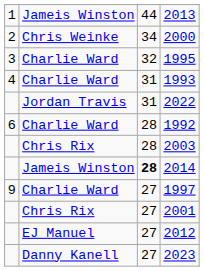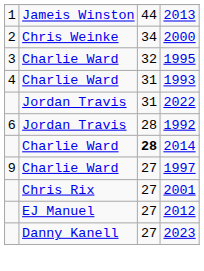(70, 125) Charlie Ward -> (74, 125) Jordan Travis
- row: (180, 146)
(78, 168) Jameis Winston -> (70, 146) Charlie Ward
